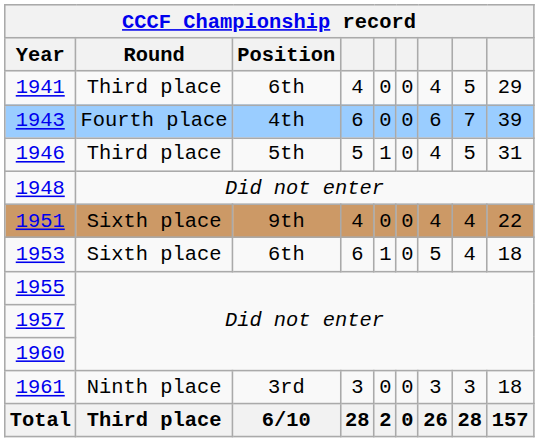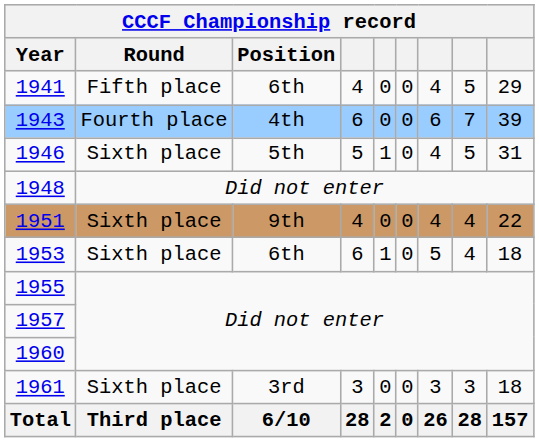(154, 88) Third place -> (154, 88) Fifth place
(154, 154) Third place -> (154, 154) Sixth place
(154, 387) Ninth place -> (154, 387) Sixth place
